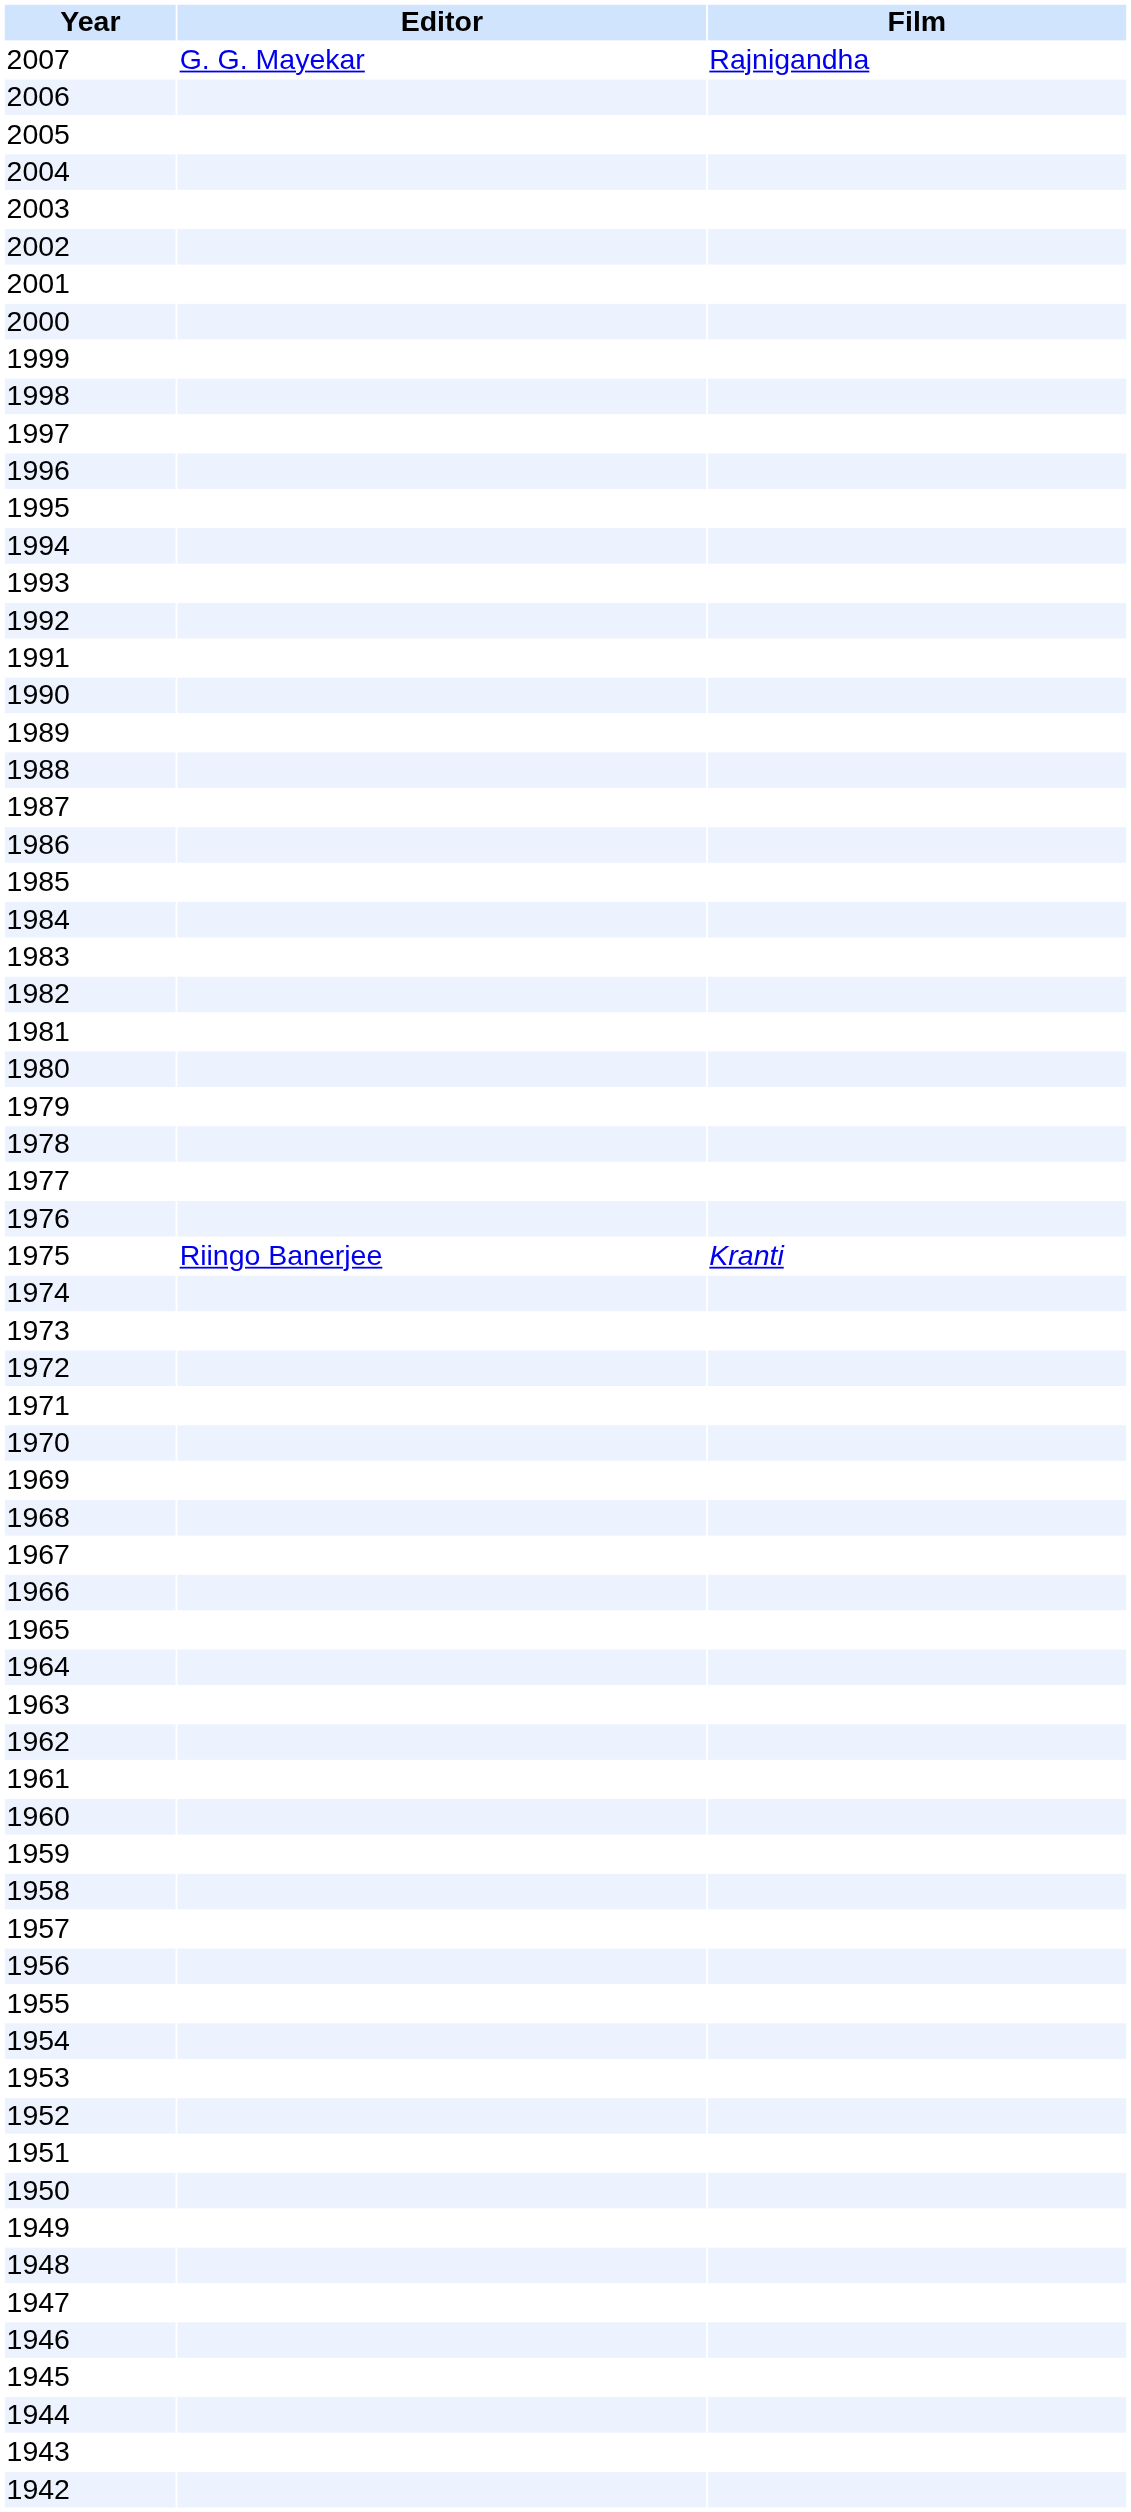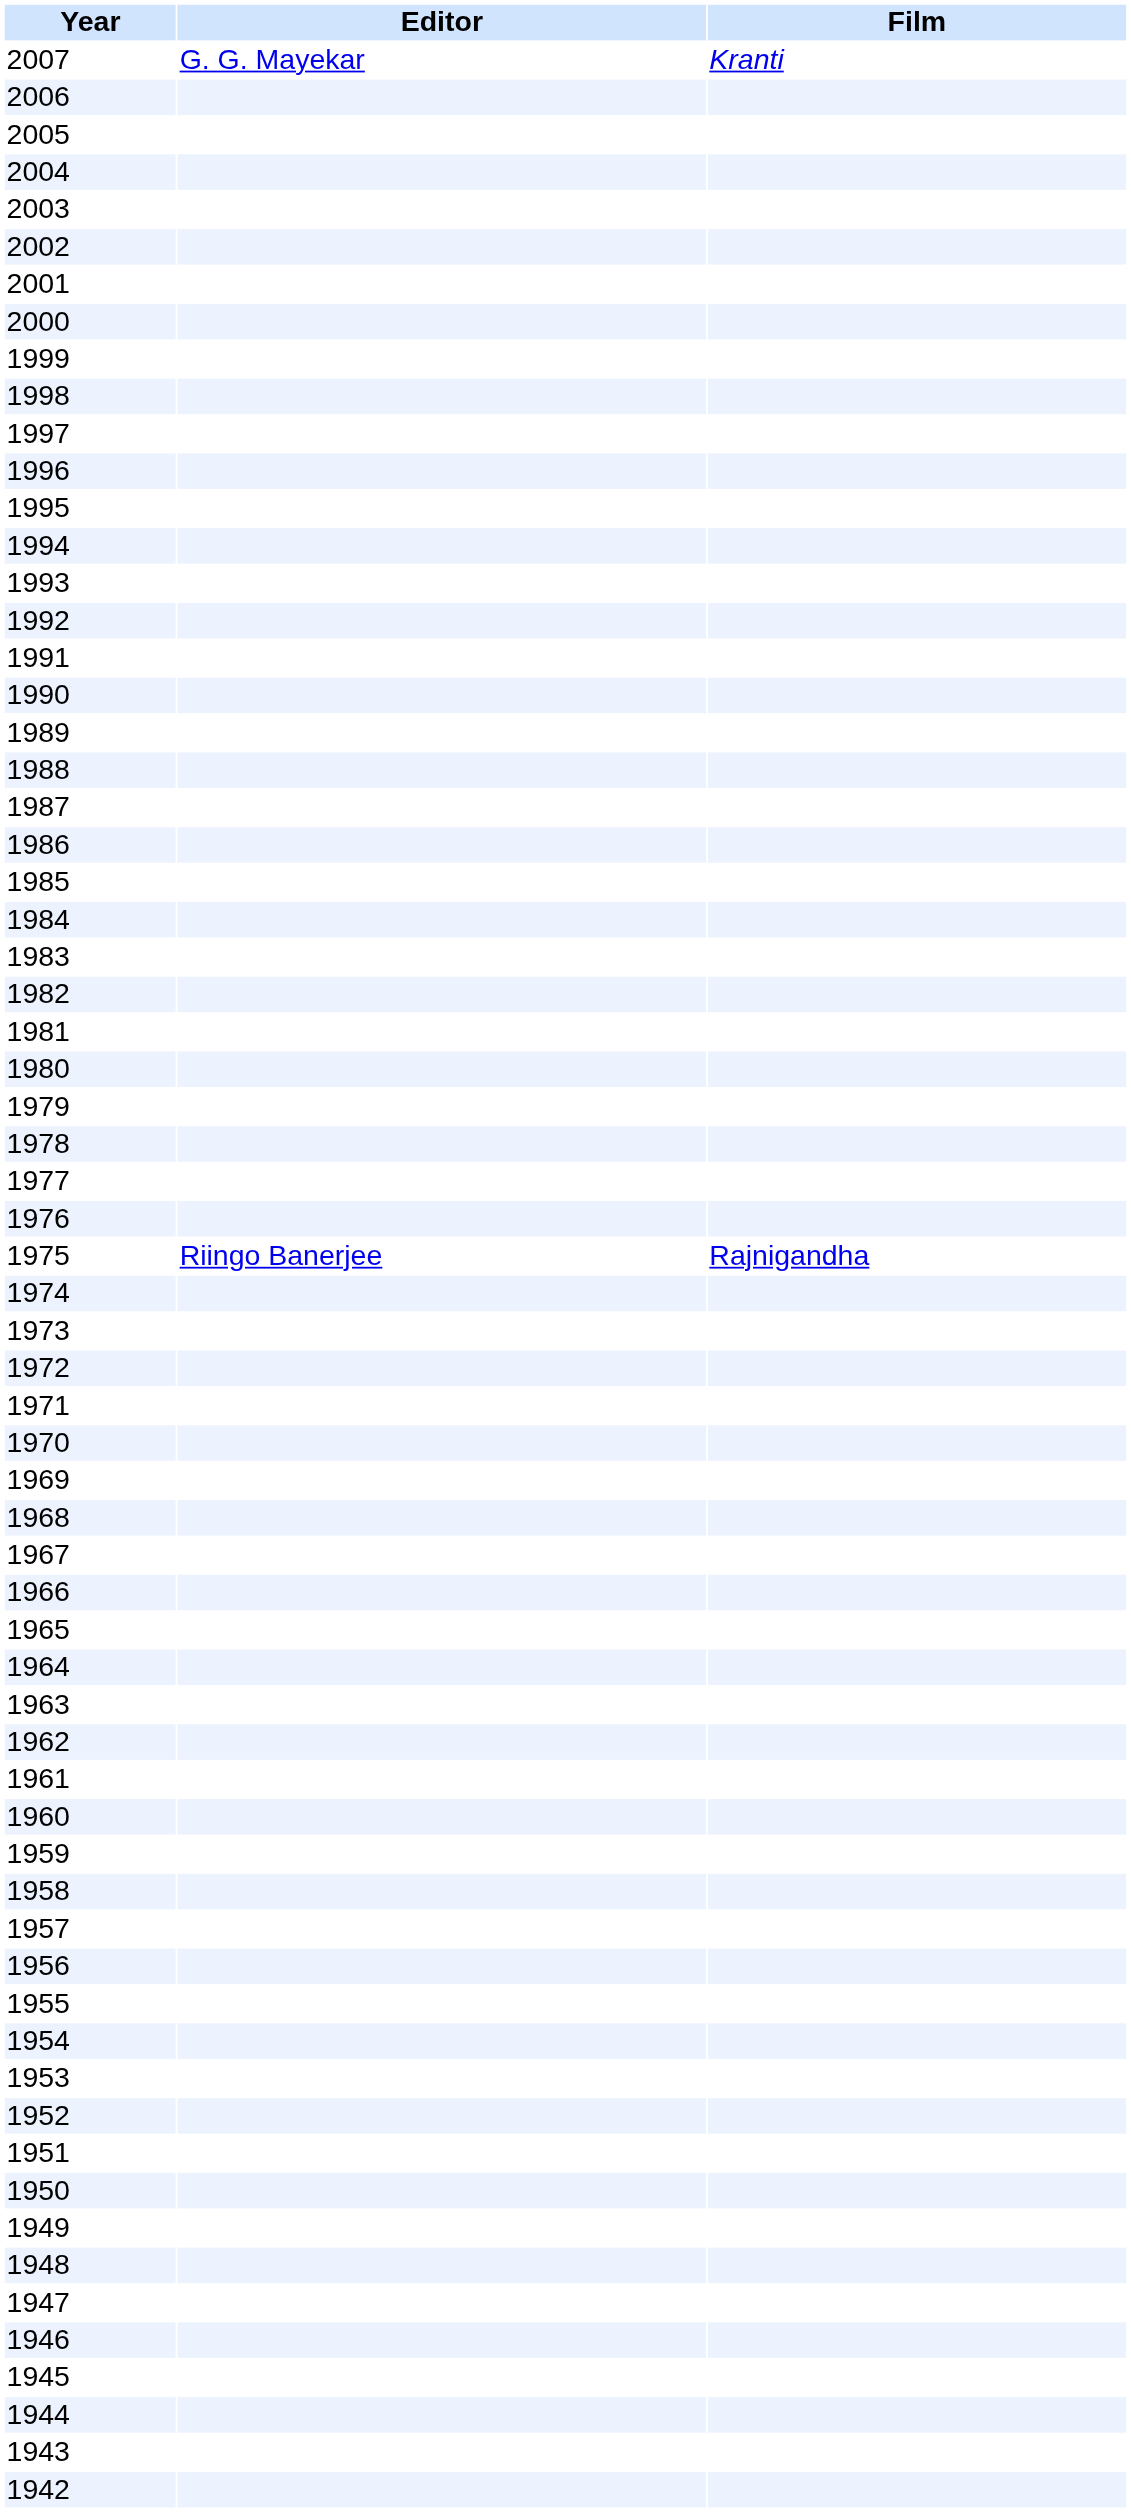(789, 59) Rajnigandha -> (747, 59) Kranti
(747, 1255) Kranti -> (789, 1255) Rajnigandha
